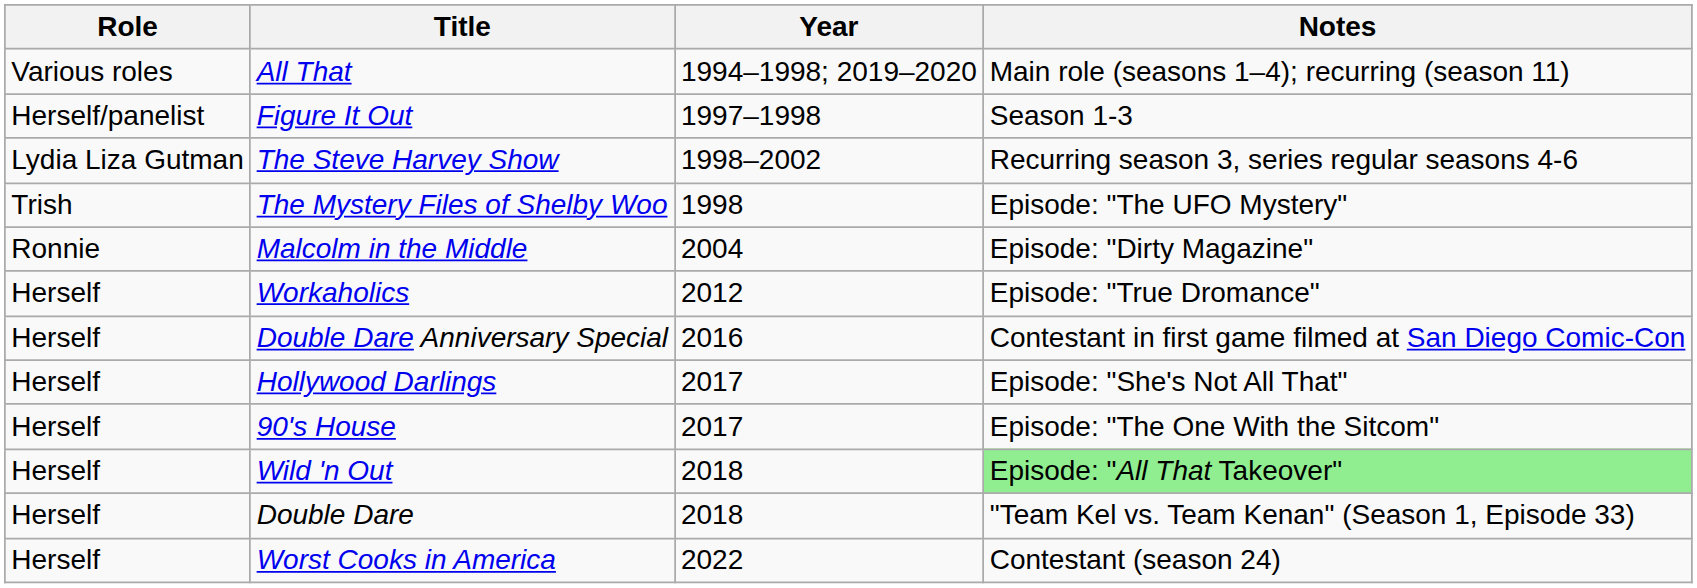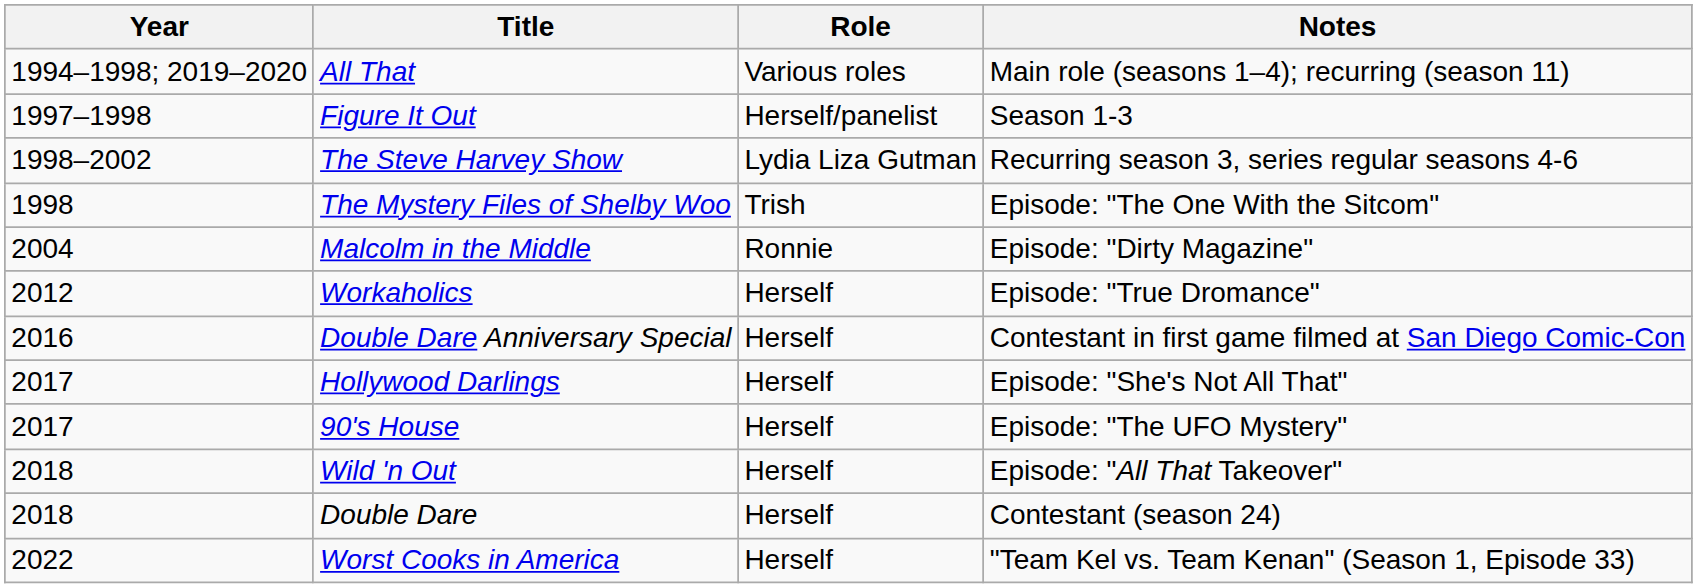columns swapped: (829, 26) <-> (128, 26)
(1168, 204) Episode: "The UFO Mystery" -> (1214, 204) Episode: "The One With the Sitcom"
(1214, 426) Episode: "The One With the Sitcom" -> (1168, 426) Episode: "The UFO Mystery"
(1166, 470) lightgreen background -> (1166, 470) no background
(1312, 515) "Team Kel vs. Team Kenan" (Season 1, Episode 33) -> (1135, 515) Contestant (season 24)
(1135, 559) Contestant (season 24) -> (1312, 559) "Team Kel vs. Team Kenan" (Season 1, Episode 33)
